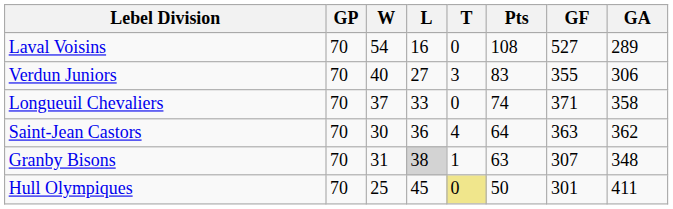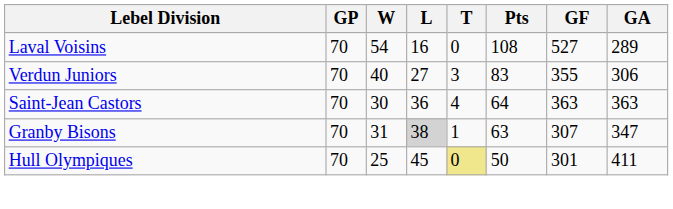- row: (86, 103)
(625, 132) 362 -> (625, 103) 363
(625, 160) 348 -> (625, 132) 347
